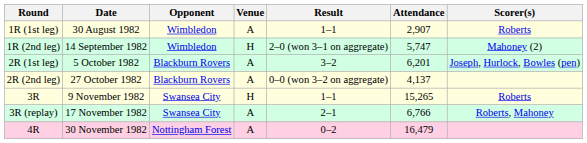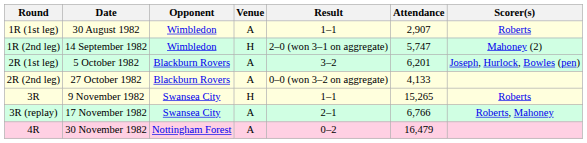(419, 79) 4,137 -> (419, 79) 4,133
